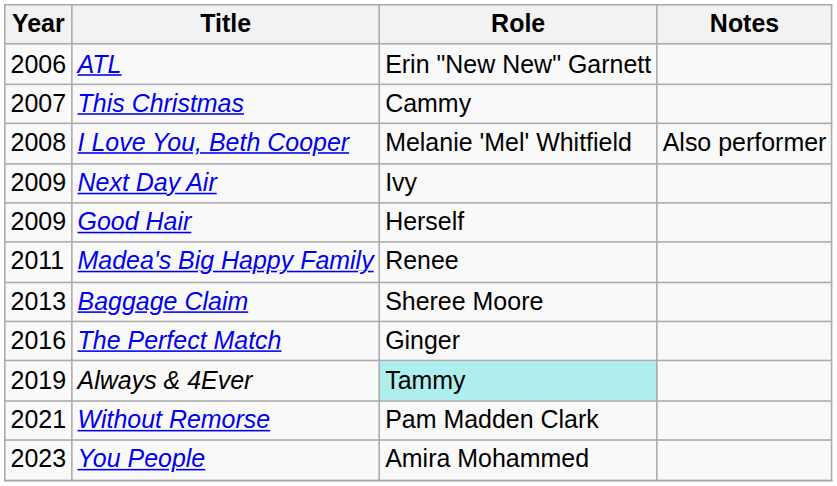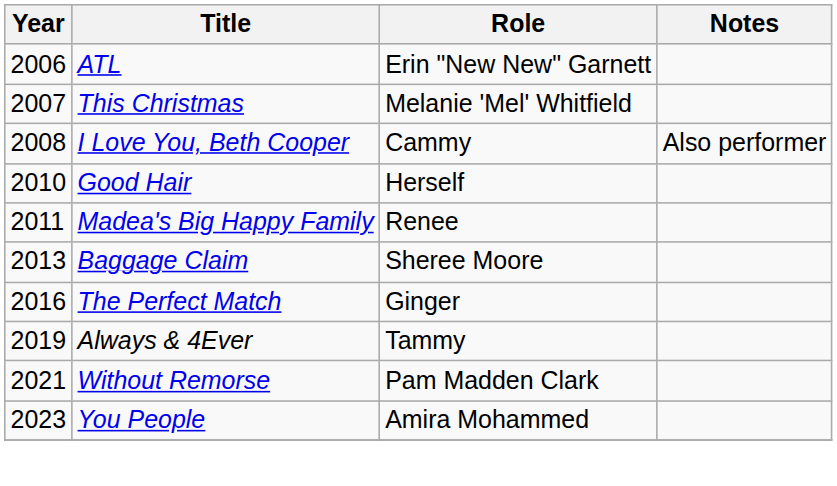(428, 103) Cammy -> (509, 103) Melanie 'Mel' Whitfield
(509, 143) Melanie 'Mel' Whitfield -> (428, 143) Cammy
- row: (147, 182)
(38, 222) 2009 -> (38, 182) 2010
(425, 380) paleturquoise background -> (425, 340) no background
